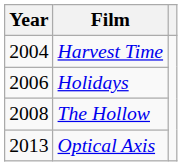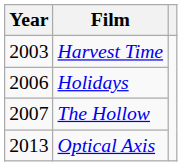(29, 51) 2004 -> (29, 51) 2003
(29, 113) 2008 -> (29, 113) 2007
